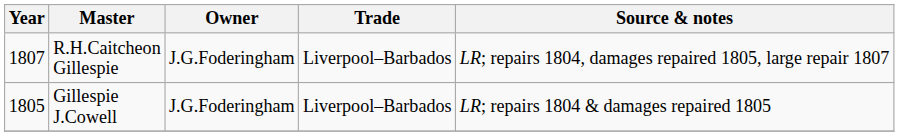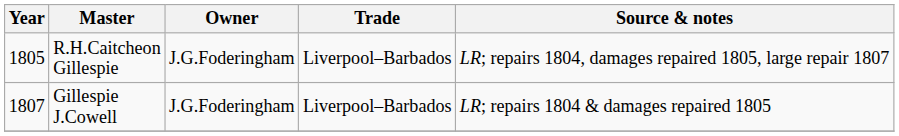(27, 57) 1807 -> (27, 57) 1805
(27, 106) 1805 -> (27, 106) 1807
